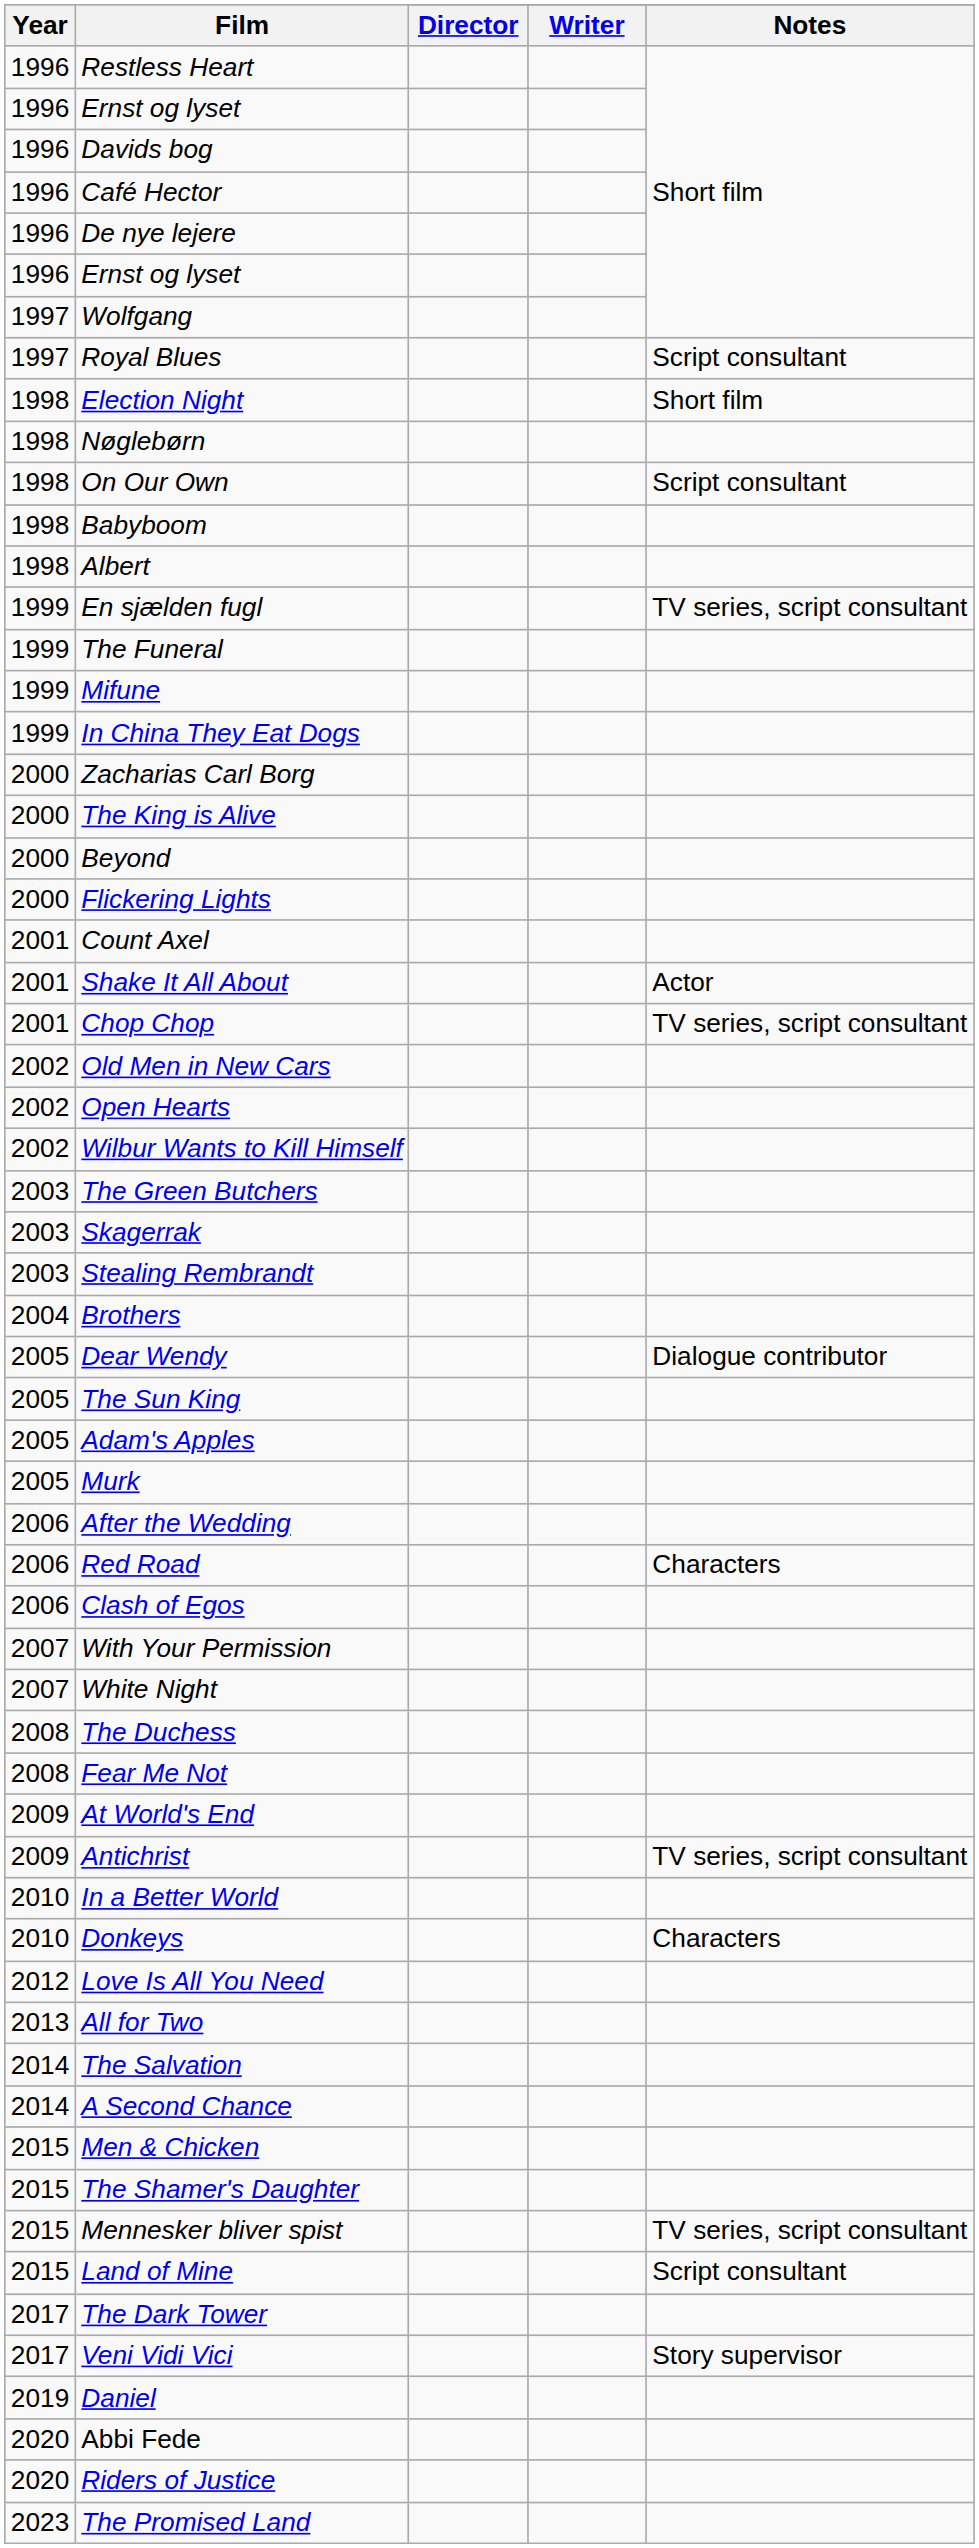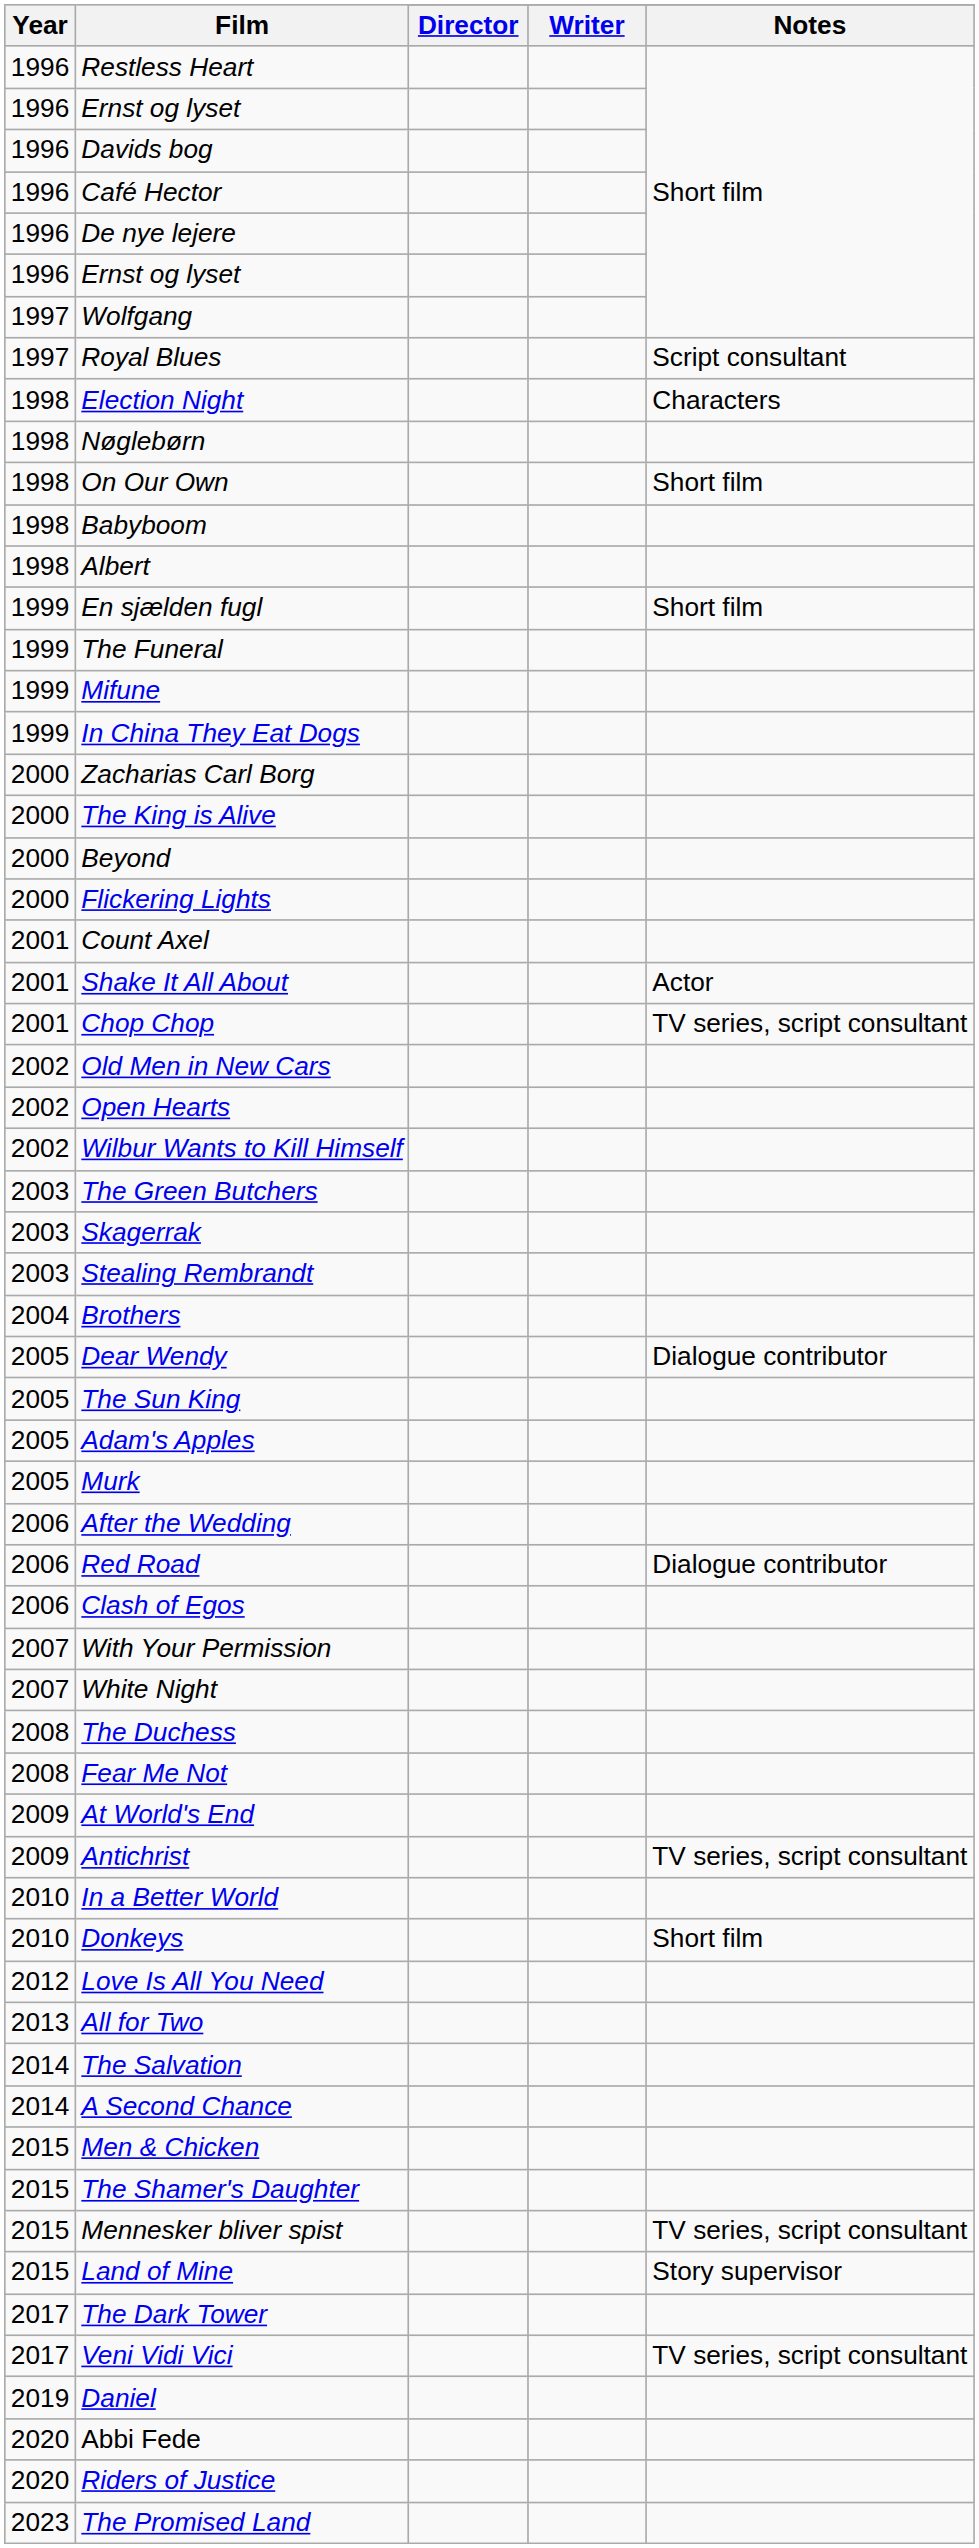(708, 399) Short film -> (717, 399) Characters
(749, 483) Script consultant -> (708, 483) Short film
(810, 607) TV series, script consultant -> (708, 607) Short film
(717, 1565) Characters -> (770, 1565) Dialogue contributor
(717, 1939) Characters -> (708, 1939) Short film
(749, 2272) Script consultant -> (747, 2272) Story supervisor
(747, 2355) Story supervisor -> (810, 2355) TV series, script consultant
